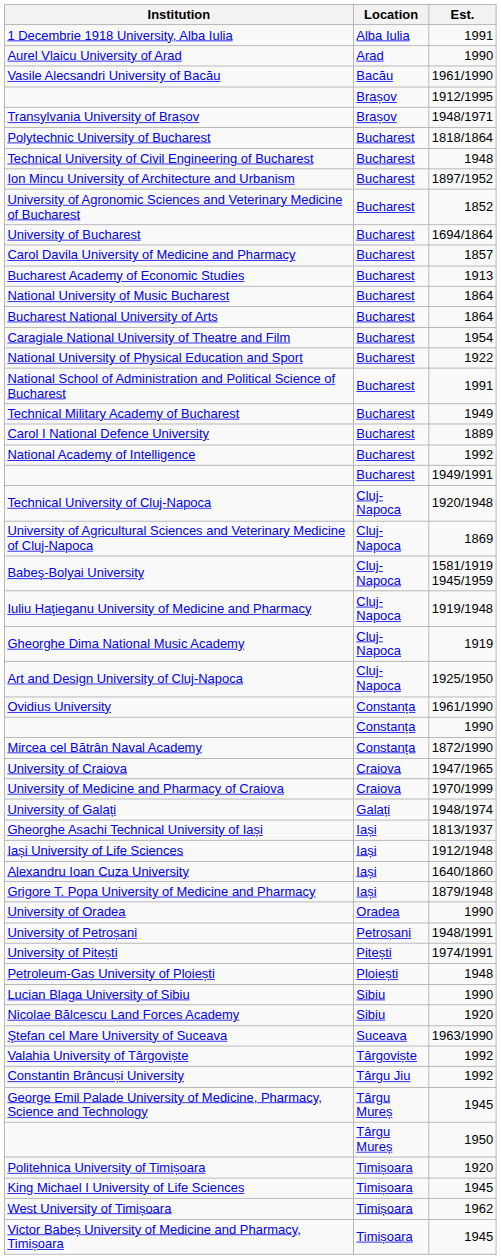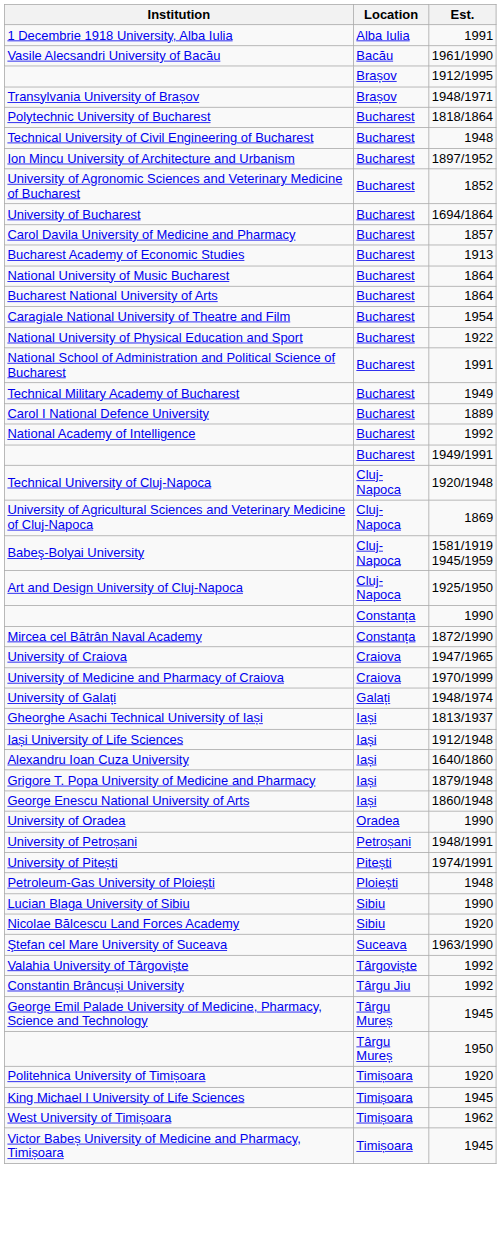- row: (95, 55)
- row: (159, 608)
- row: (126, 643)
- row: (59, 706)
+ row: (128, 801)
